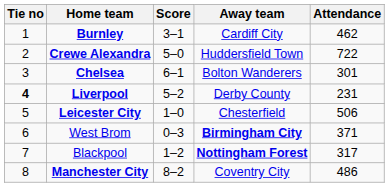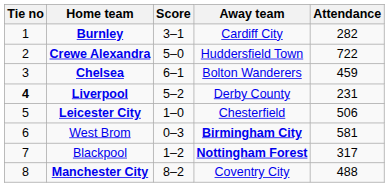(347, 34) 462 -> (347, 34) 282
(347, 73) 301 -> (347, 73) 459
(347, 133) 371 -> (347, 133) 581
(347, 172) 486 -> (347, 172) 488
